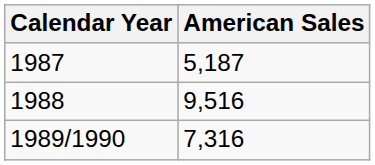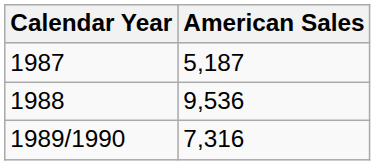(214, 100) 9,516 -> (214, 100) 9,536
